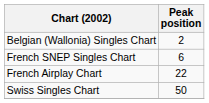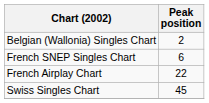(181, 90) 50 -> (181, 90) 45
